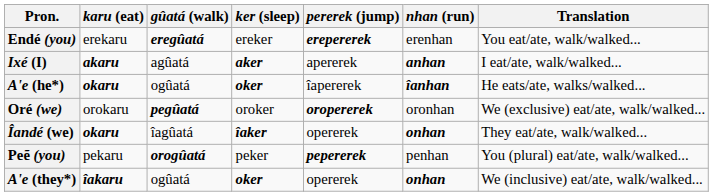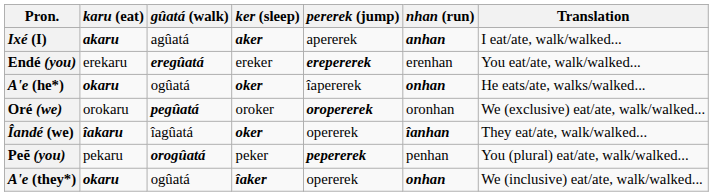rows swapped: (27, 62) <-> (42, 39)
(428, 86) îanhan -> (426, 86) onhan
(101, 132) okaru -> (103, 132) îakaru
(251, 132) îaker -> (249, 132) oker
(426, 132) onhan -> (428, 132) îanhan
(103, 179) îakaru -> (101, 179) okaru
(249, 179) oker -> (251, 179) îaker
